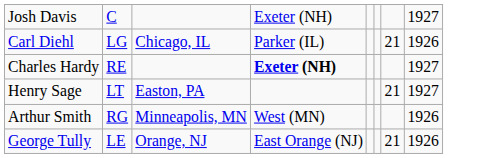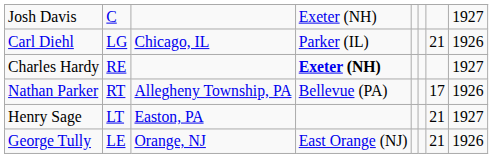+ row: (53, 91)
- row: (50, 116)
